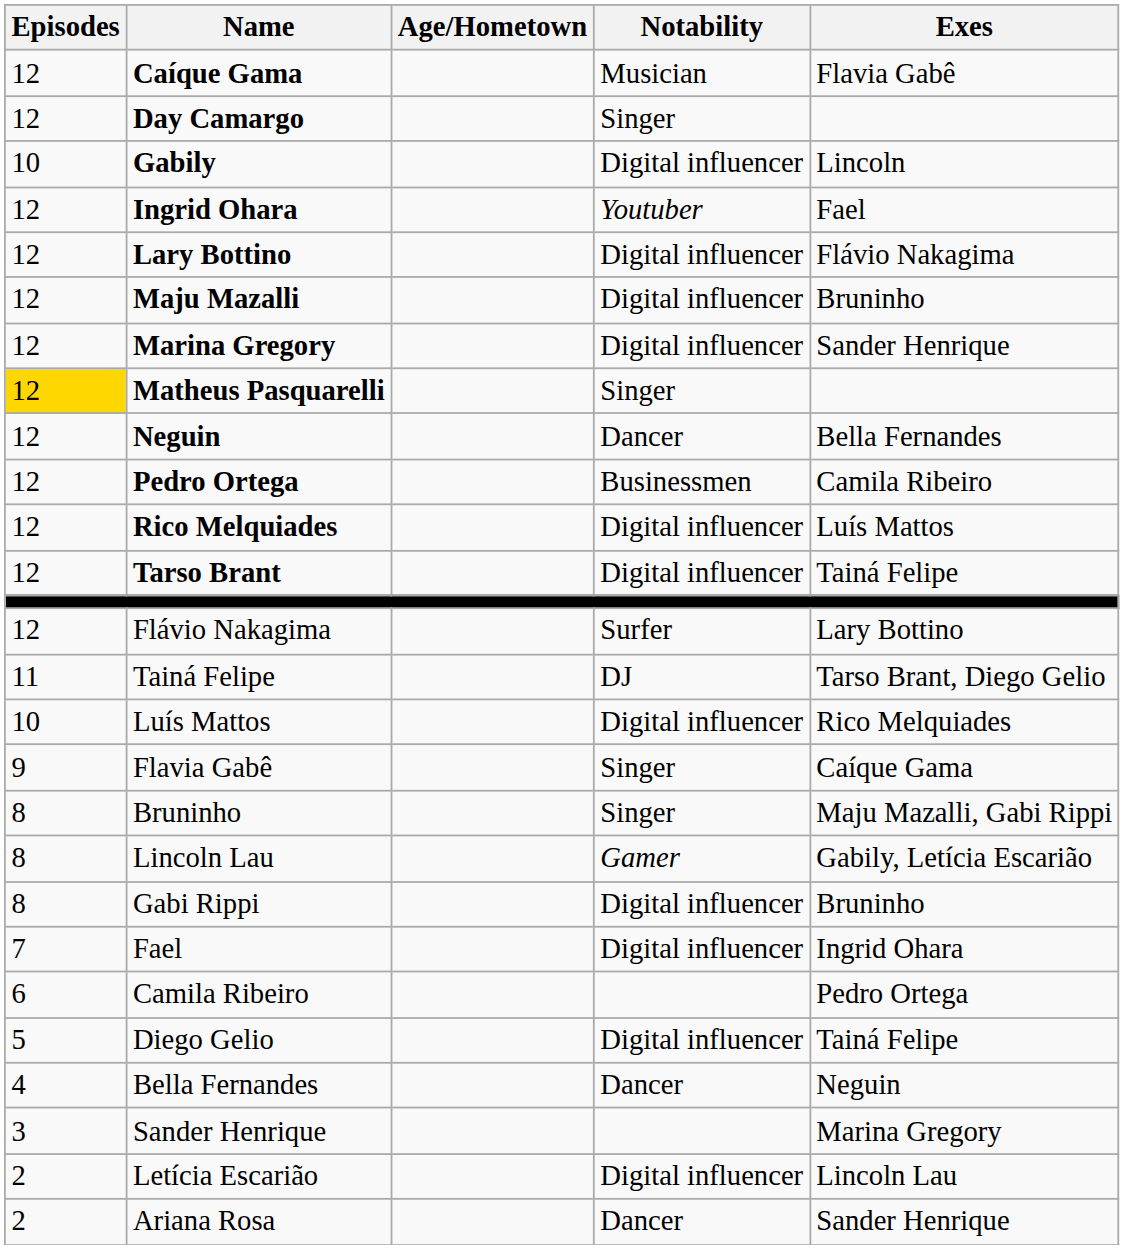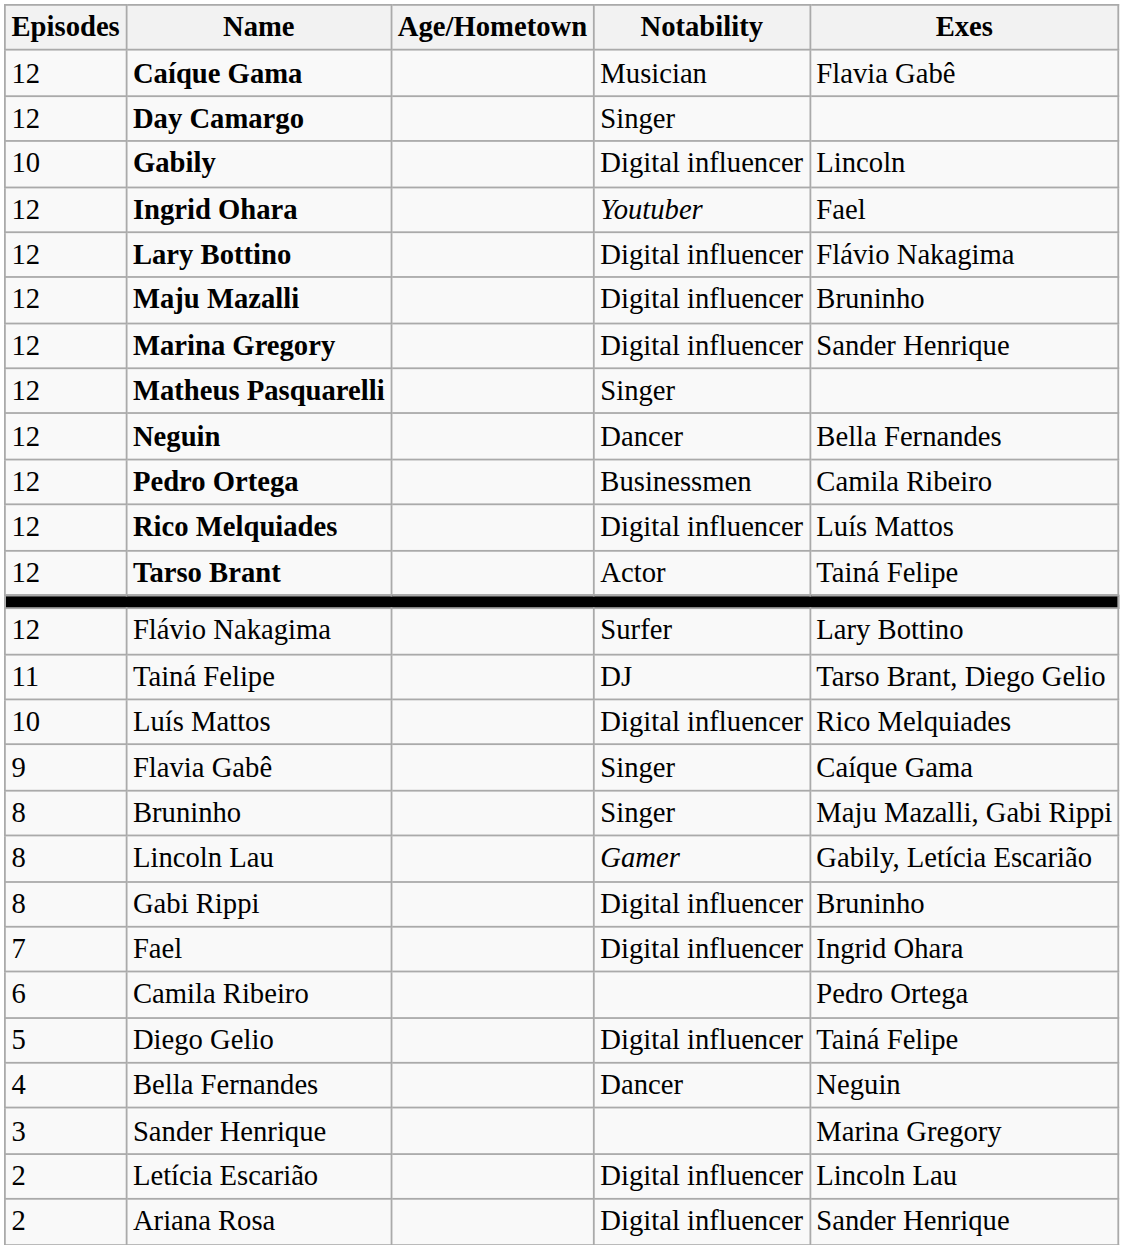(26, 390) gold background -> (26, 390) no background
(702, 572) Digital influencer -> (633, 572) Actor
(642, 1221) Dancer -> (702, 1221) Digital influencer
